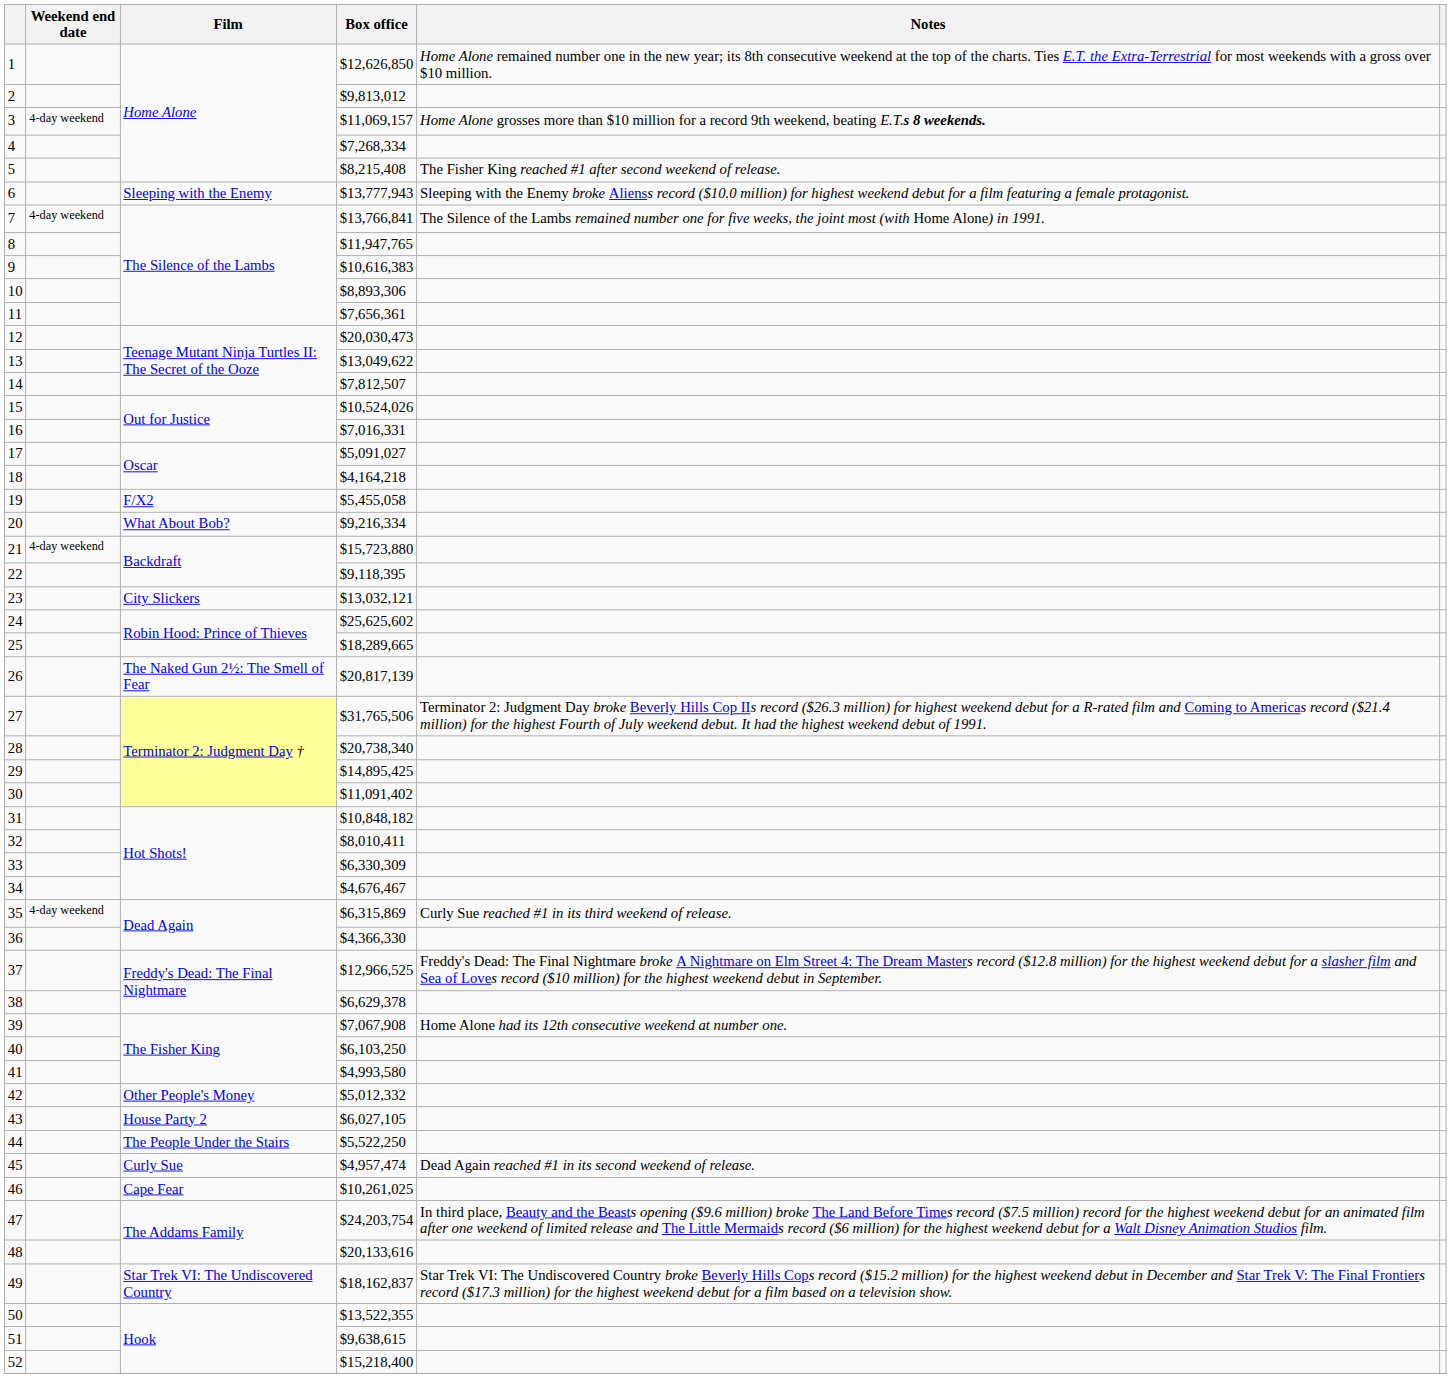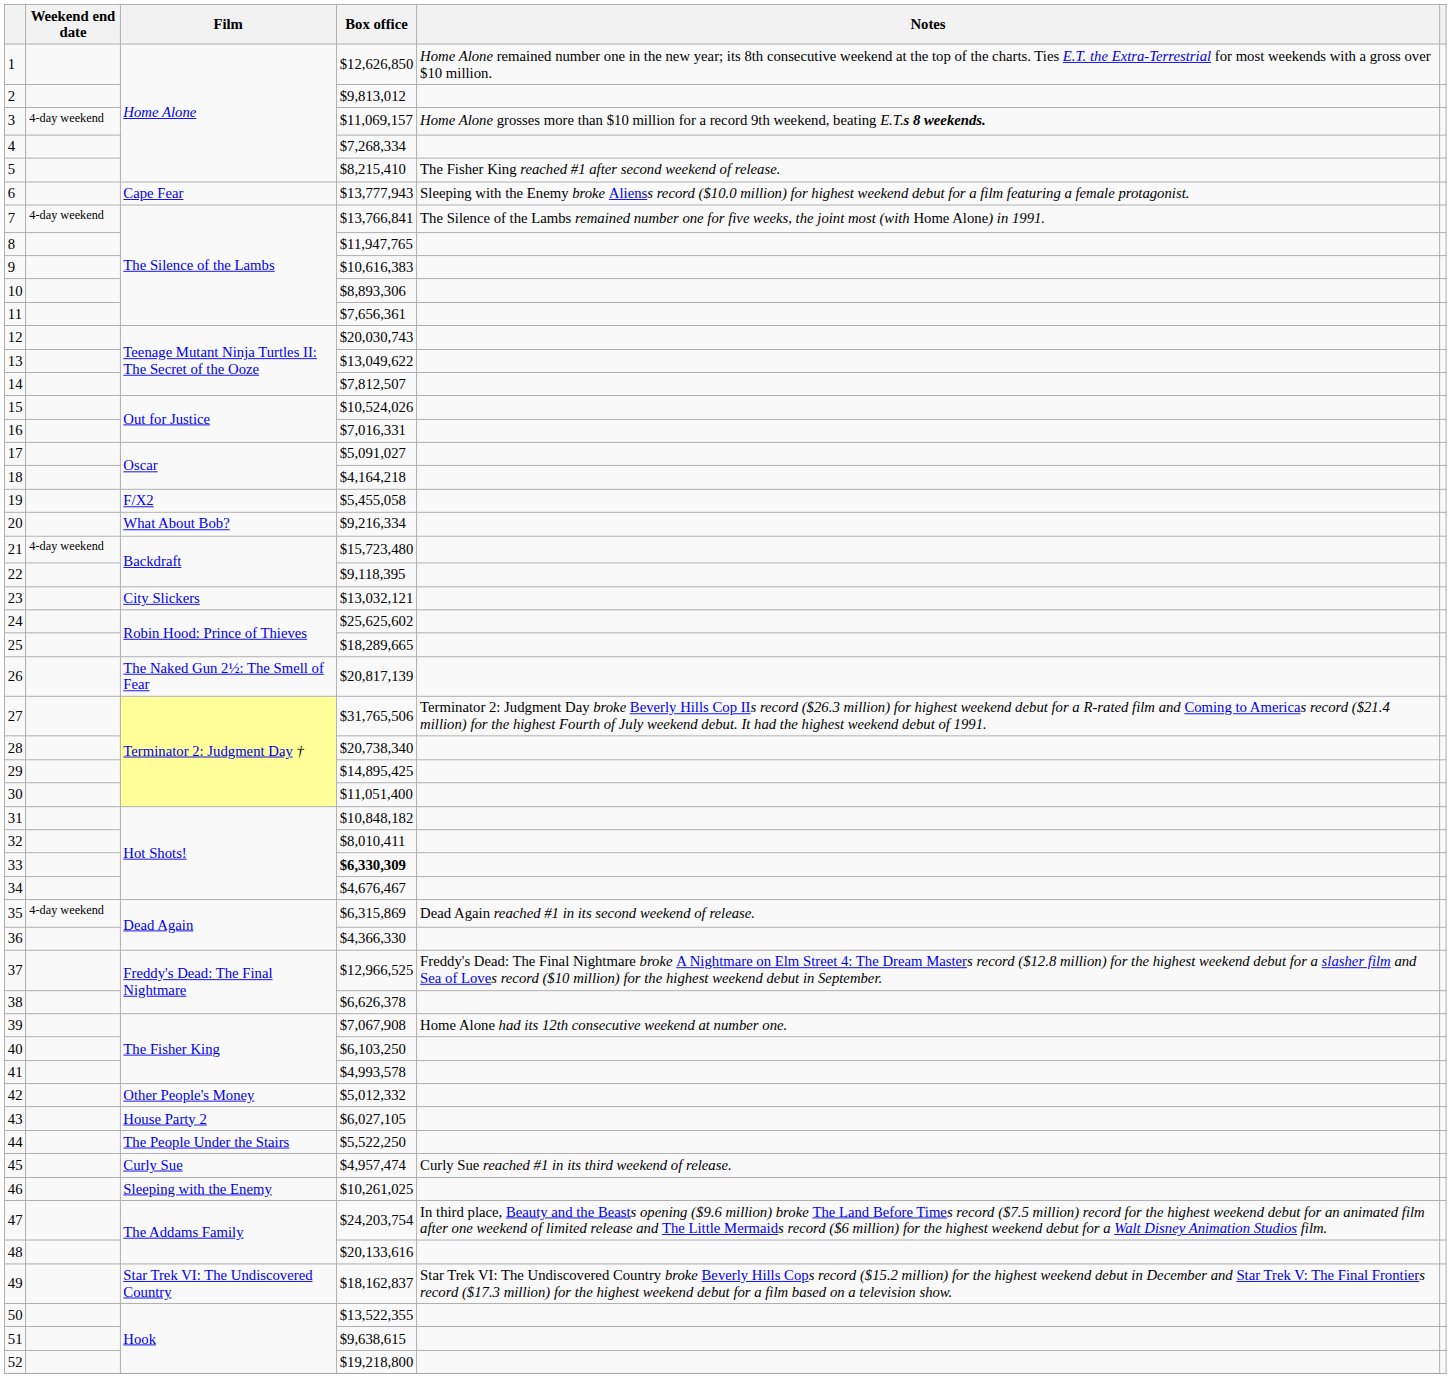(373, 169) $8,215,408 -> (373, 169) $8,215,410
(198, 193) Sleeping with the Enemy -> (153, 193) Cape Fear
(377, 337) $20,030,473 -> (377, 337) $20,030,743
(377, 549) $15,723,880 -> (377, 549) $15,723,480
(376, 794) $11,091,402 -> (376, 794) $11,051,400
(373, 864) normal -> (373, 864) bold
(576, 913) Curly Sue reached #1 in its third weekend of release. -> (588, 913) Dead Again reached #1 in its second weekend of release.
(373, 1002) $6,629,378 -> (373, 1002) $6,626,378
(373, 1072) $4,993,580 -> (373, 1072) $4,993,578
(588, 1165) Dead Again reached #1 in its second weekend of release. -> (576, 1165) Curly Sue reached #1 in its third weekend of release.
(153, 1188) Cape Fear -> (198, 1188) Sleeping with the Enemy
(377, 1361) $15,218,400 -> (377, 1361) $19,218,800
